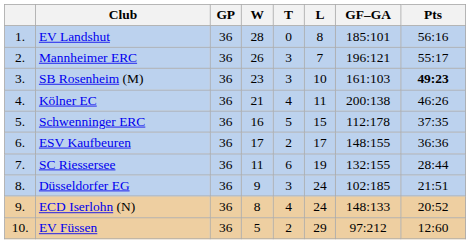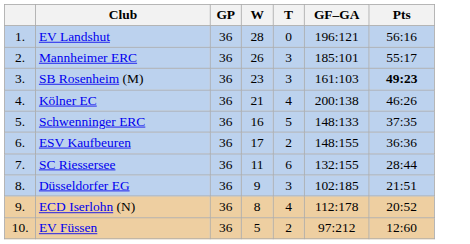- column: (320, 15)
(368, 36) 185:101 -> (337, 36) 196:121
(368, 57) 196:121 -> (337, 57) 185:101
(368, 121) 112:178 -> (337, 121) 148:133
(368, 206) 148:133 -> (337, 206) 112:178
